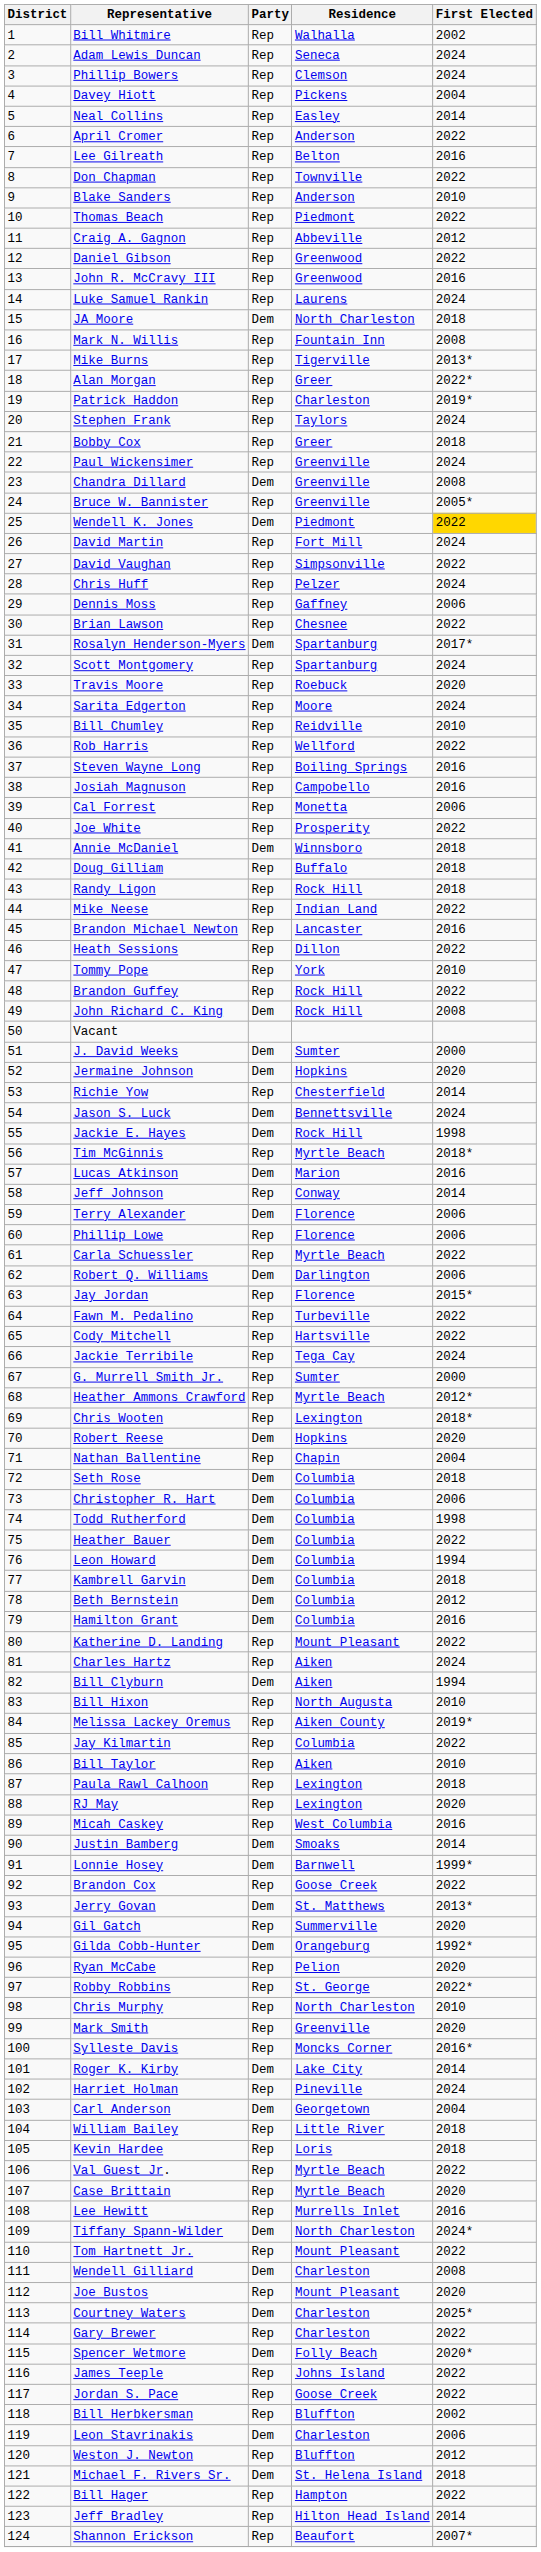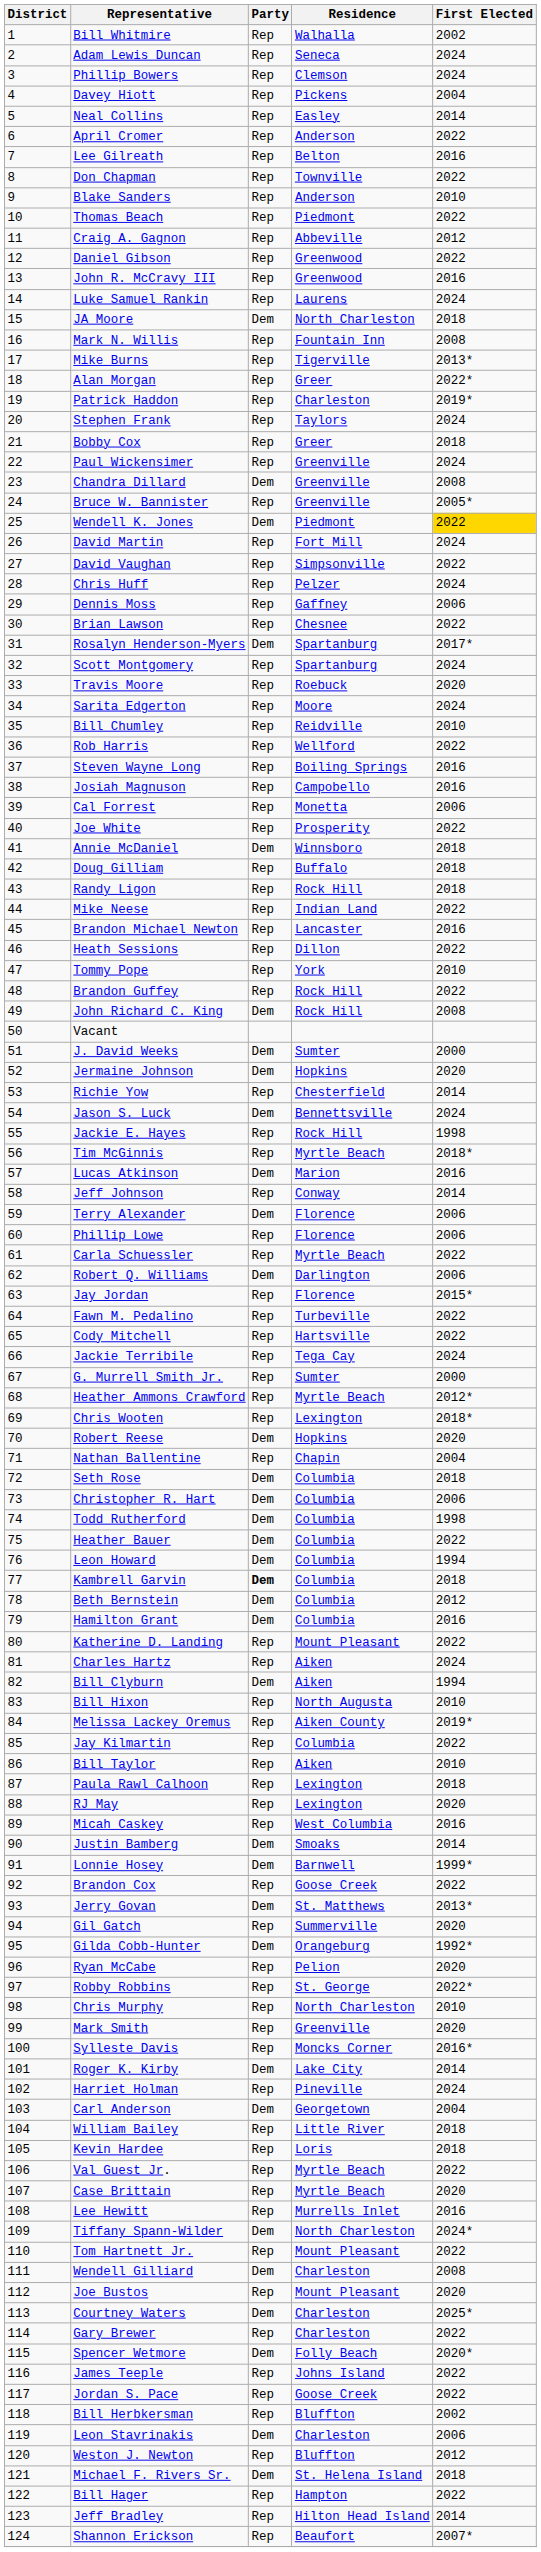(263, 1133) Dem -> (263, 1133) Rep
(263, 1581) normal -> (263, 1581) bold
